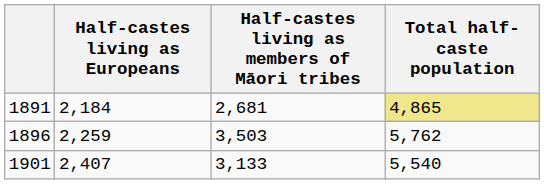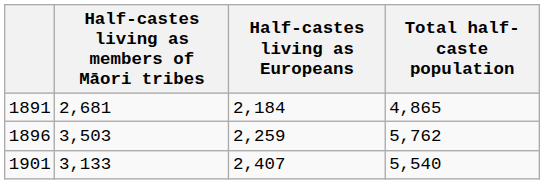columns swapped: (298, 49) <-> (133, 49)
(415, 108) khaki background -> (415, 108) no background
